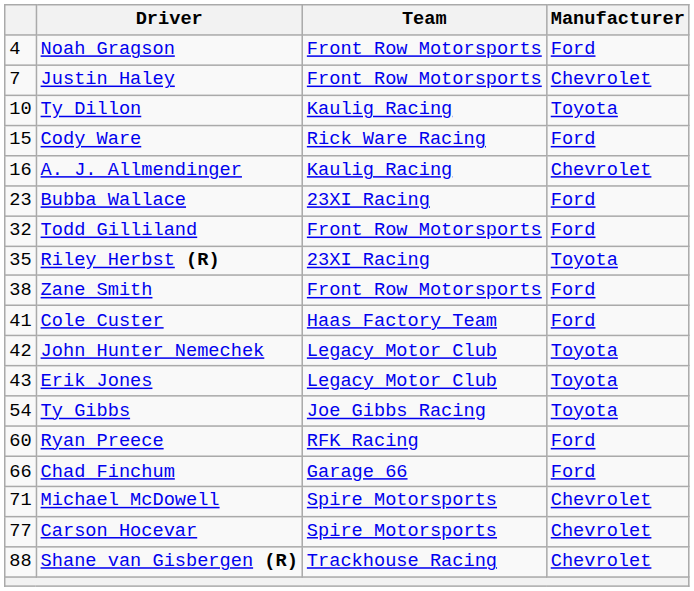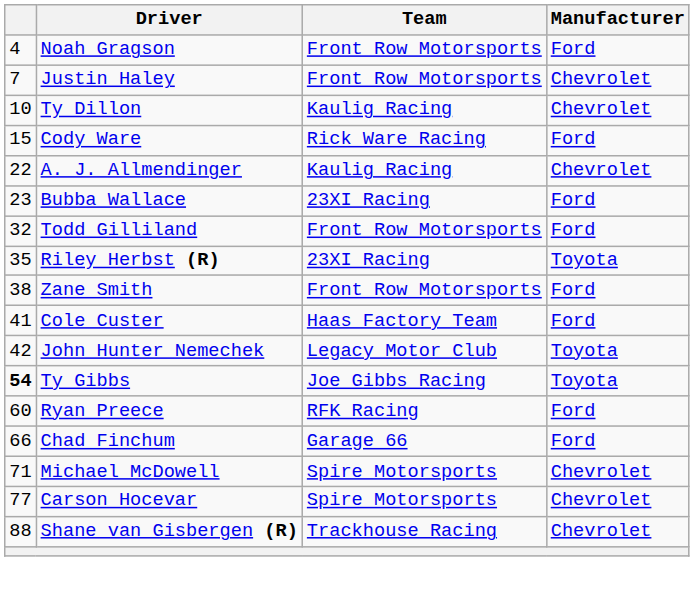(584, 110) Toyota -> (601, 110) Chevrolet
(20, 171) 16 -> (20, 171) 22
- row: (97, 381)
(20, 412) normal -> (20, 381) bold
